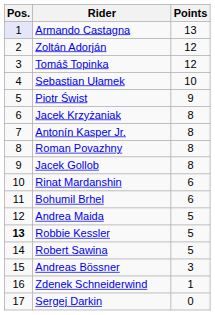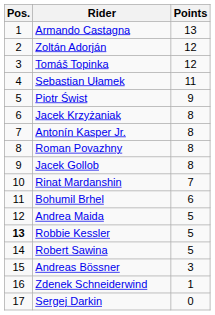(19, 30) lavender background -> (19, 30) no background
(190, 81) 10 -> (190, 81) 11
(190, 182) 6 -> (190, 182) 7
